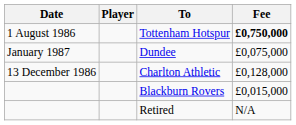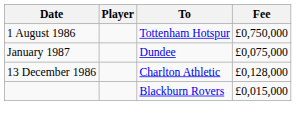(262, 33) bold -> (262, 33) normal
- row: (157, 110)
